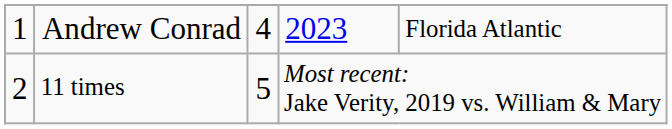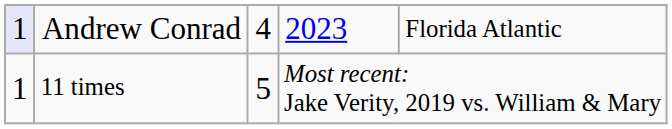(20, 29) no background -> (20, 29) lavender background
(20, 88) 2 -> (20, 88) 1
